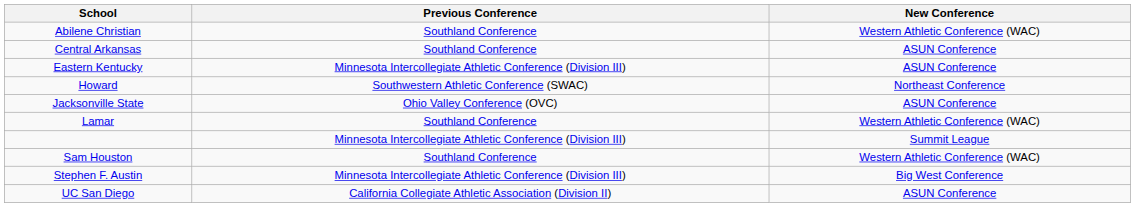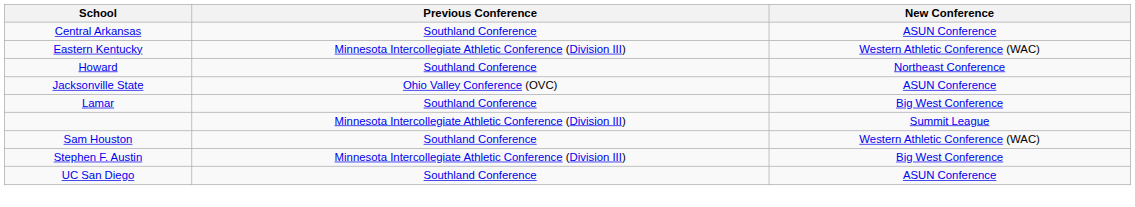- row: (98, 31)
(950, 67) ASUN Conference -> (950, 49) Western Athletic Conference (WAC)
(480, 85) Southwestern Athletic Conference (SWAC) -> (480, 67) Southland Conference
(950, 121) Western Athletic Conference (WAC) -> (950, 103) Big West Conference
(480, 193) California Collegiate Athletic Association (Division II) -> (480, 175) Southland Conference
